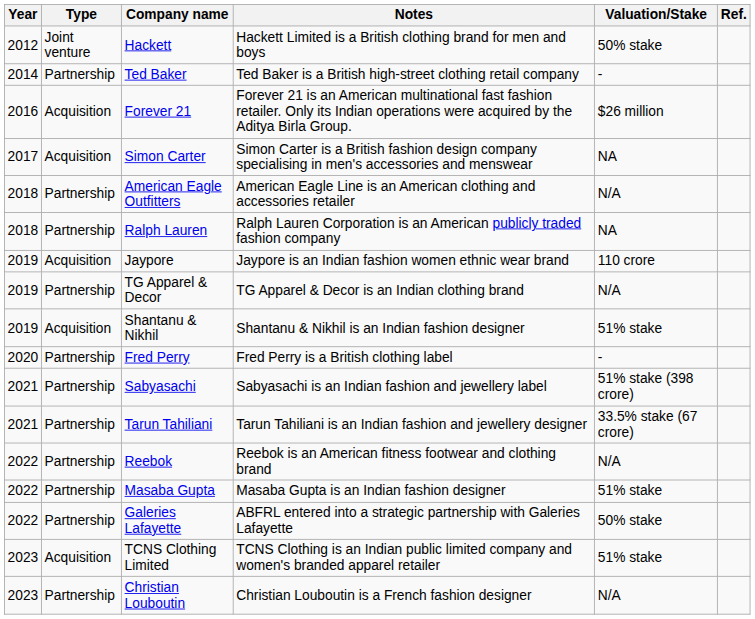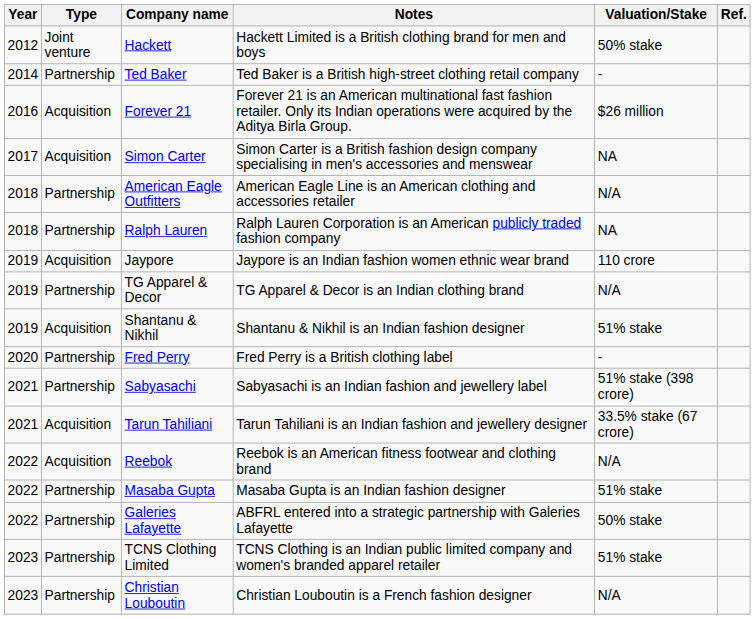(80, 424) Partnership -> (78, 424) Acquisition
(80, 461) Partnership -> (78, 461) Acquisition
(78, 558) Acquisition -> (80, 558) Partnership
